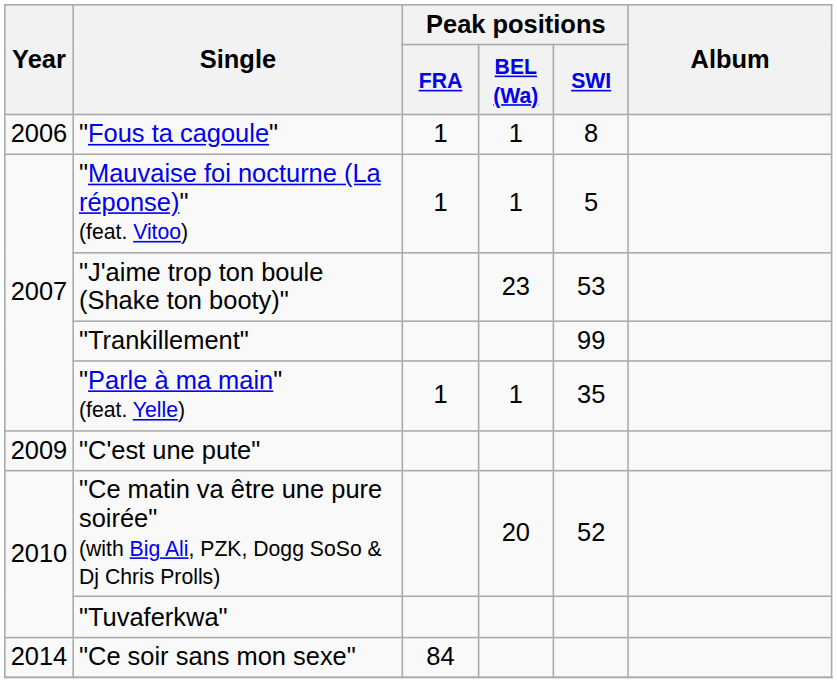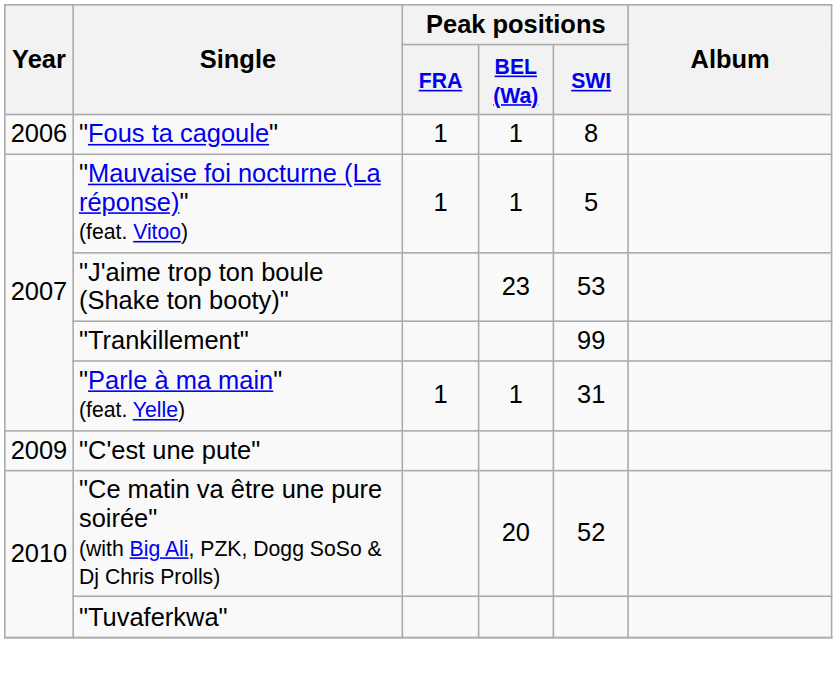(591, 395) 35 -> (591, 395) 31
- row: (217, 657)
